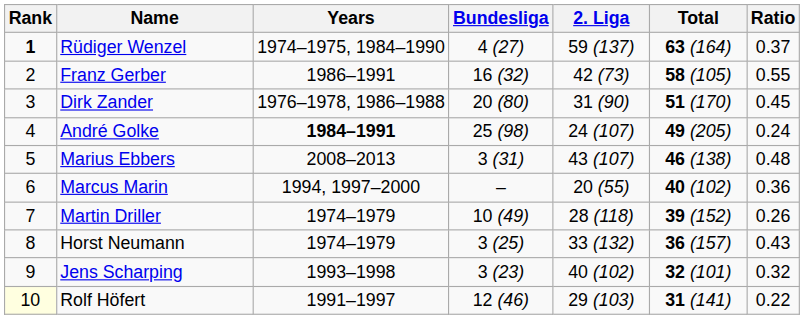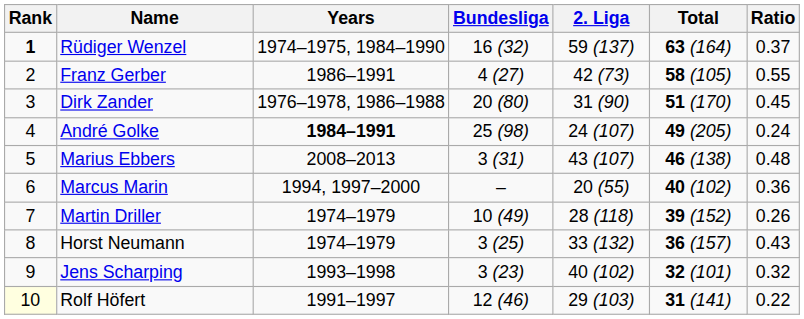(501, 46) 4 (27) -> (501, 46) 16 (32)
(501, 74) 16 (32) -> (501, 74) 4 (27)
